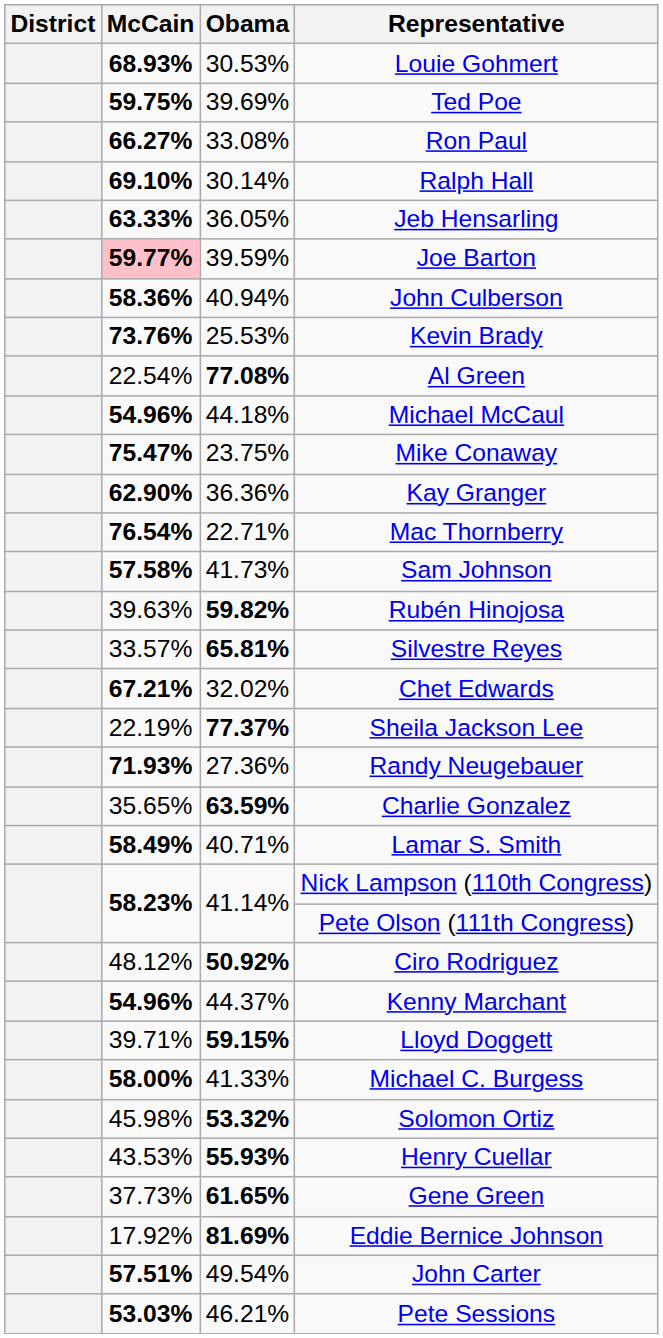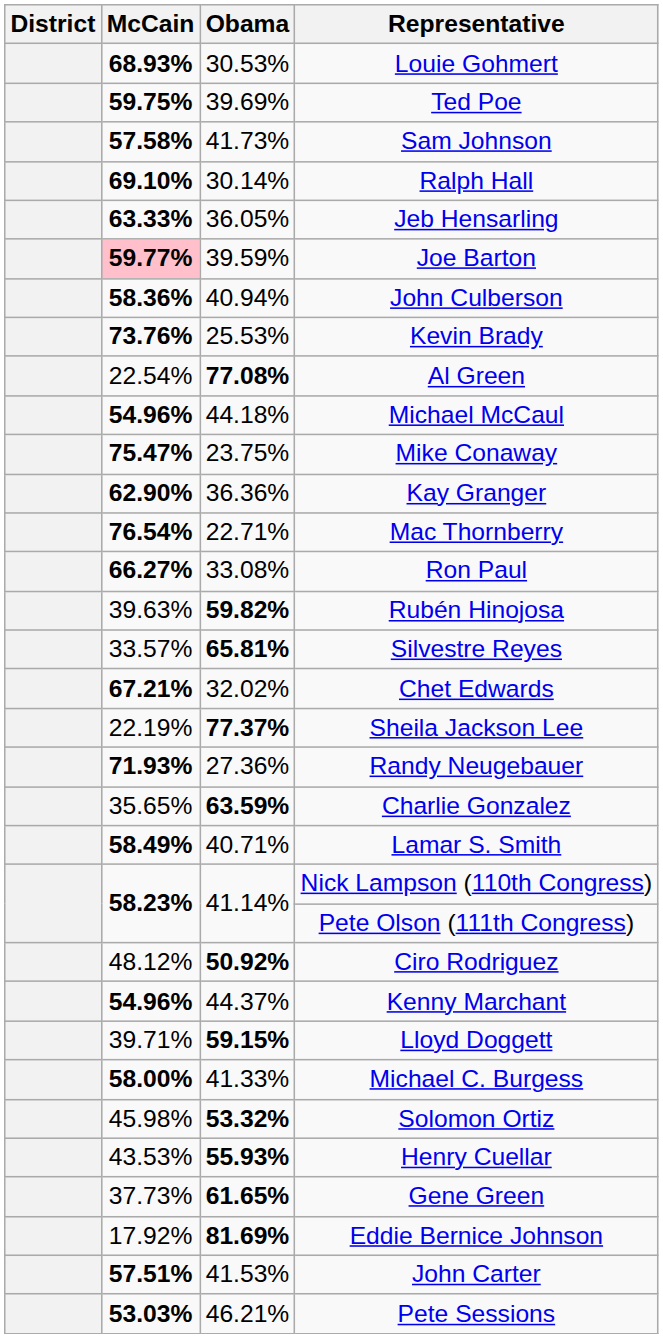rows swapped: (476, 571) <-> (476, 141)
(247, 1274) 49.54% -> (247, 1274) 41.53%
